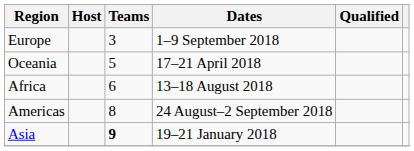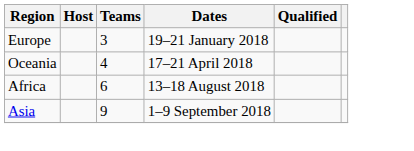(218, 39) 1–9 September 2018 -> (208, 39) 19–21 January 2018
(112, 63) 5 -> (104, 63) 4
- row: (36, 110)
(112, 134) bold -> (104, 110) normal
(216, 134) 19–21 January 2018 -> (209, 110) 1–9 September 2018
